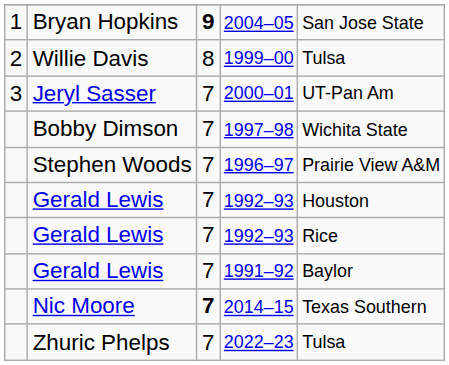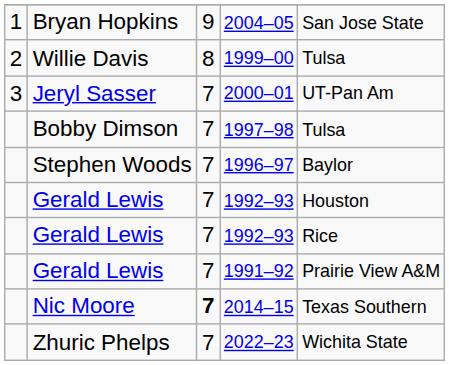(208, 22) bold -> (208, 22) normal
(355, 129) Wichita State -> (324, 129) Tulsa
(371, 165) Prairie View A&M -> (328, 165) Baylor
(328, 271) Baylor -> (371, 271) Prairie View A&M
(324, 342) Tulsa -> (355, 342) Wichita State
